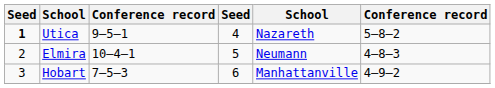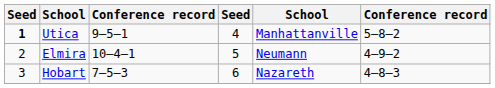(285, 34) Nazareth -> (307, 34) Manhattanville
(382, 54) 4–8–3 -> (382, 54) 4–9–2
(307, 73) Manhattanville -> (285, 73) Nazareth
(382, 73) 4–9–2 -> (382, 73) 4–8–3
